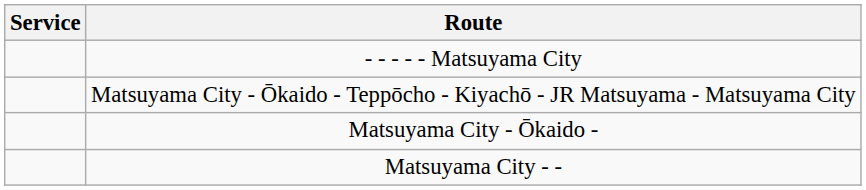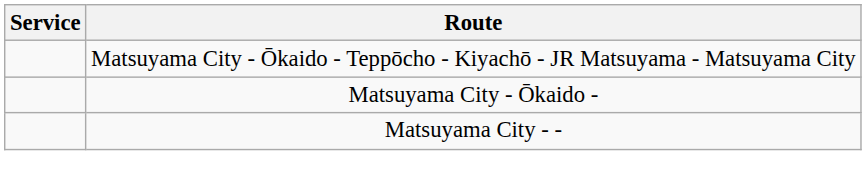- row: (473, 58)
